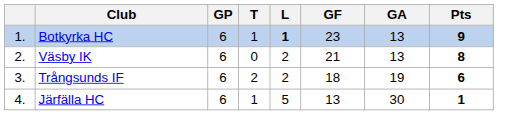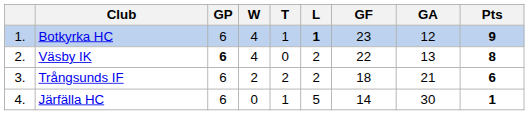+ column: (254, 15)
(397, 36) 13 -> (428, 36) 12
(223, 57) normal -> (223, 57) bold
(333, 57) 21 -> (364, 57) 22
(397, 78) 19 -> (428, 78) 21
(333, 99) 13 -> (364, 99) 14
